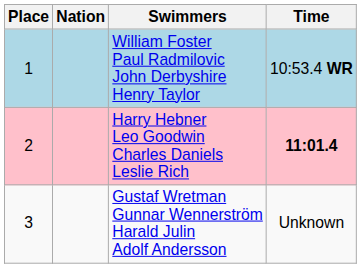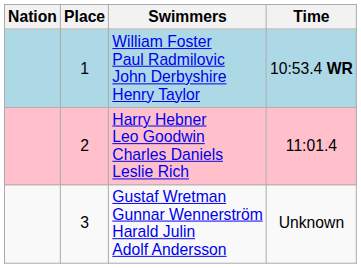columns swapped: (29, 16) <-> (81, 16)
(311, 146) bold -> (311, 146) normal
